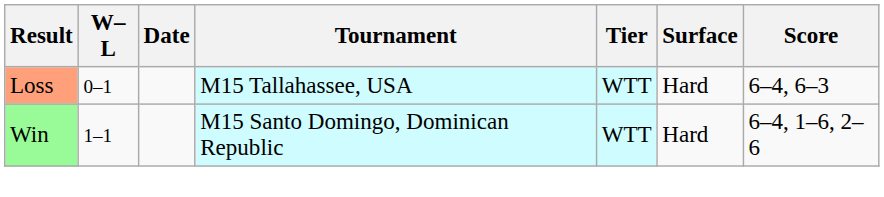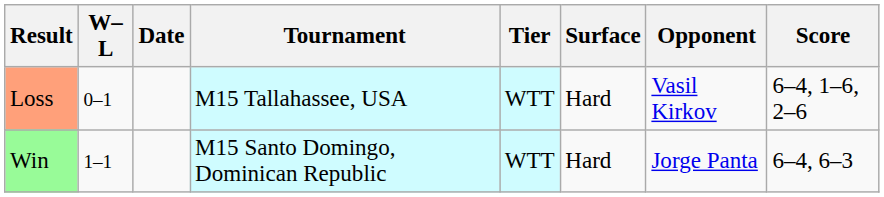+ column: (707, 35)
(789, 85) 6–4, 6–3 -> (816, 98) 6–4, 1–6, 2–6
(806, 134) 6–4, 1–6, 2–6 -> (813, 160) 6–4, 6–3
